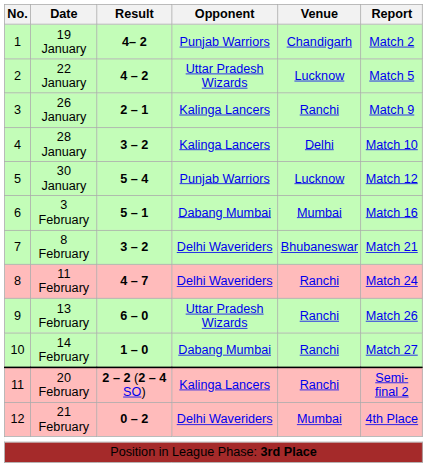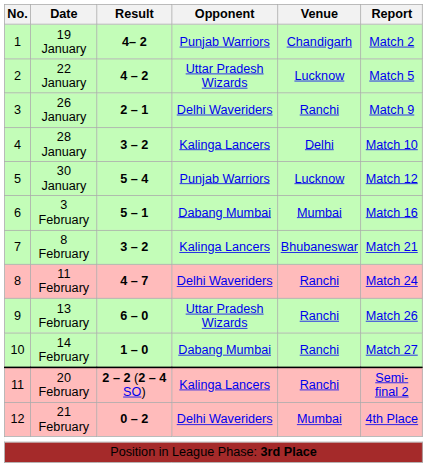(225, 110) Kalinga Lancers -> (225, 110) Delhi Waveriders
(225, 247) Delhi Waveriders -> (225, 247) Kalinga Lancers
